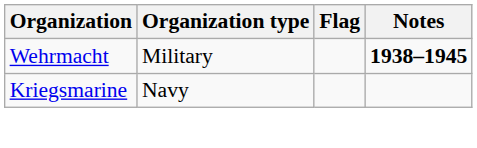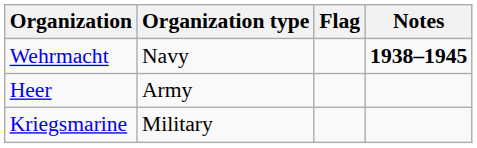(177, 55) Military -> (165, 55) Navy
+ row: (31, 90)
(165, 90) Navy -> (177, 124) Military
